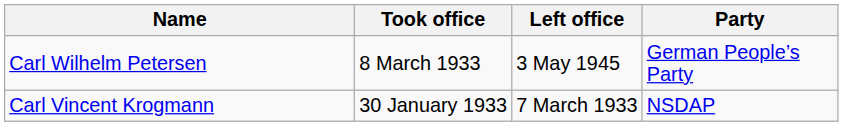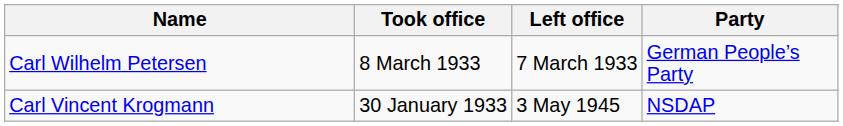(568, 62) 3 May 1945 -> (577, 62) 7 March 1933
(577, 105) 7 March 1933 -> (568, 105) 3 May 1945
